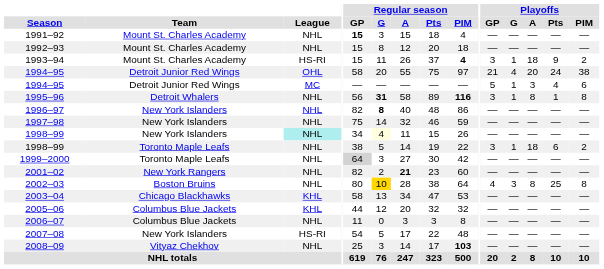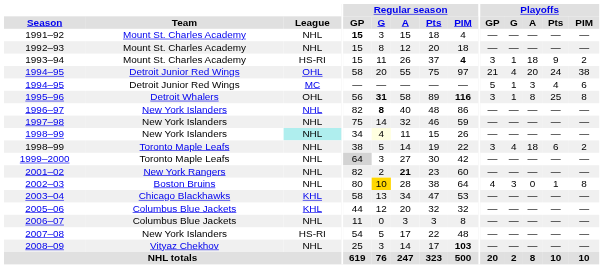(312, 97) NHL -> (312, 97) OHL
(556, 97) 1 -> (556, 97) 25
(514, 146) 1 -> (514, 146) 4
(533, 183) 8 -> (533, 183) 0
(556, 183) 25 -> (556, 183) 1
